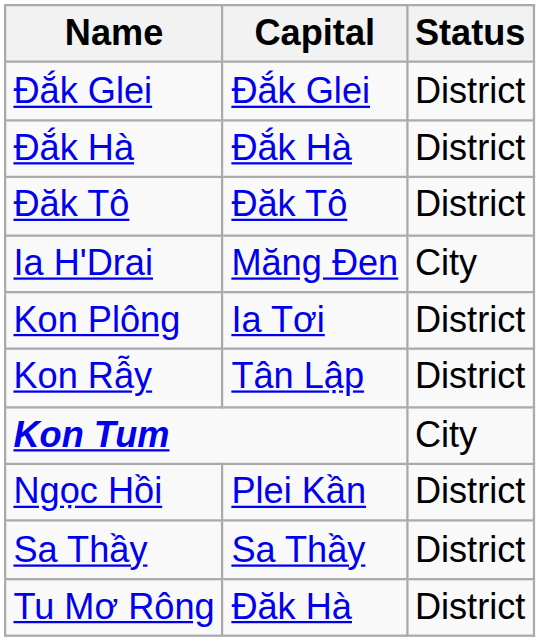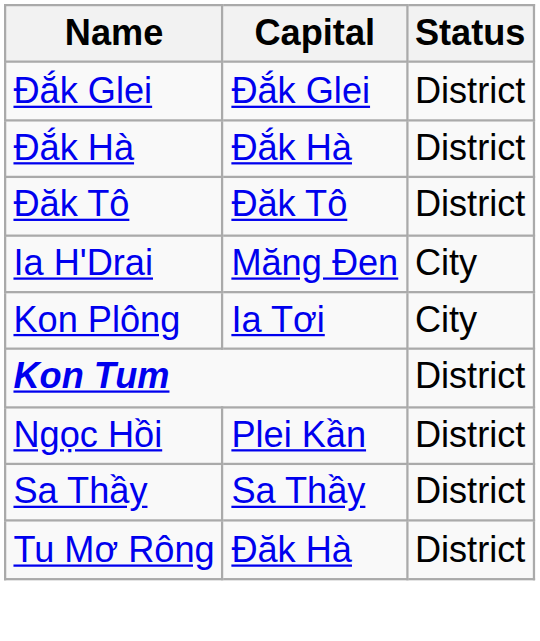(470, 319) District -> (446, 319) City
- row: (83, 377)
(446, 434) City -> (470, 377) District
